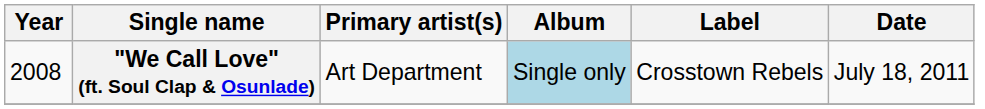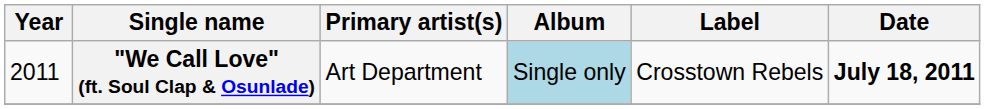(36, 72) 2008 -> (35, 72) 2011
(902, 72) normal -> (904, 72) bold
